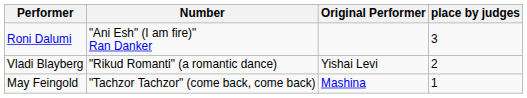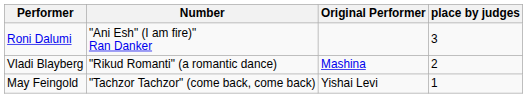(349, 64) Yishai Levi -> (343, 64) Mashina
(343, 83) Mashina -> (349, 83) Yishai Levi
